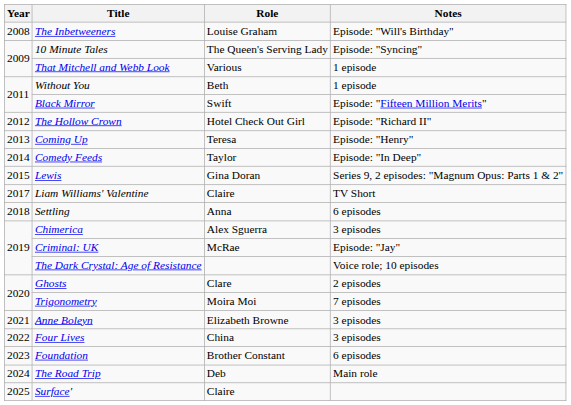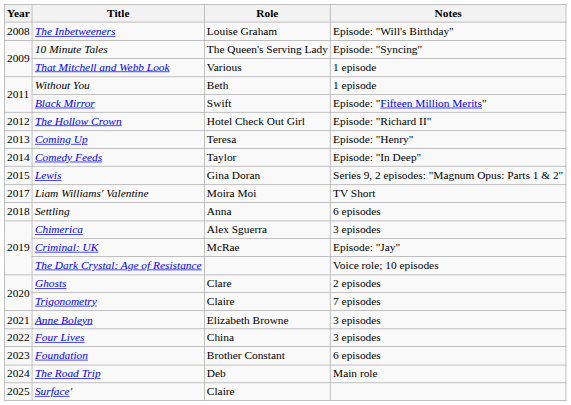(221, 193) Claire -> (232, 193) Moira Moi
(232, 301) Moira Moi -> (221, 301) Claire
